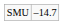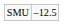(45, 12) –14.7 -> (45, 12) –12.5
